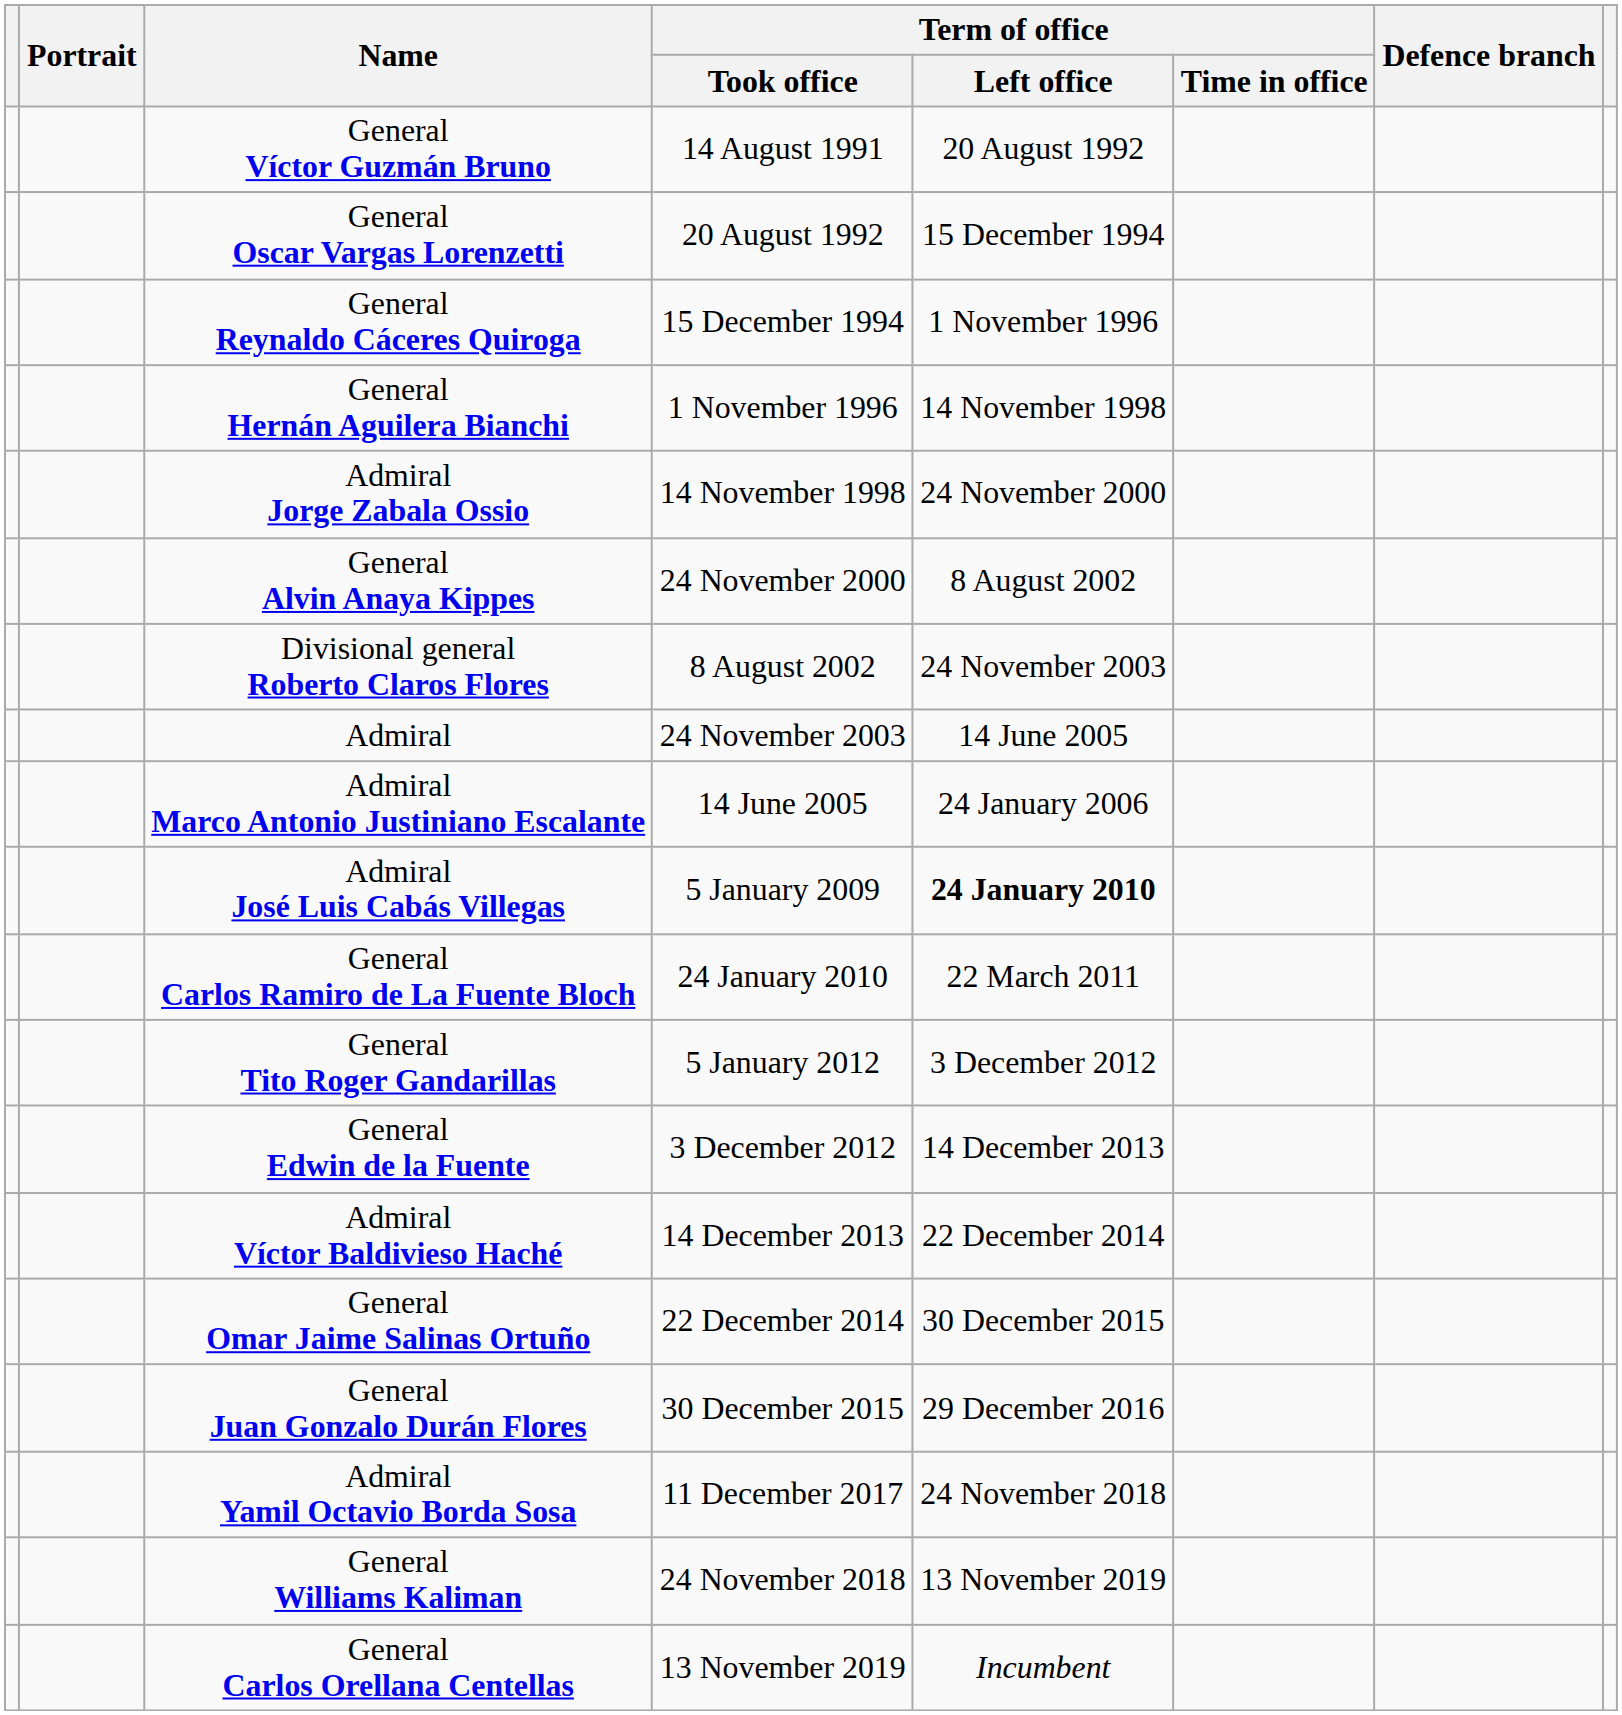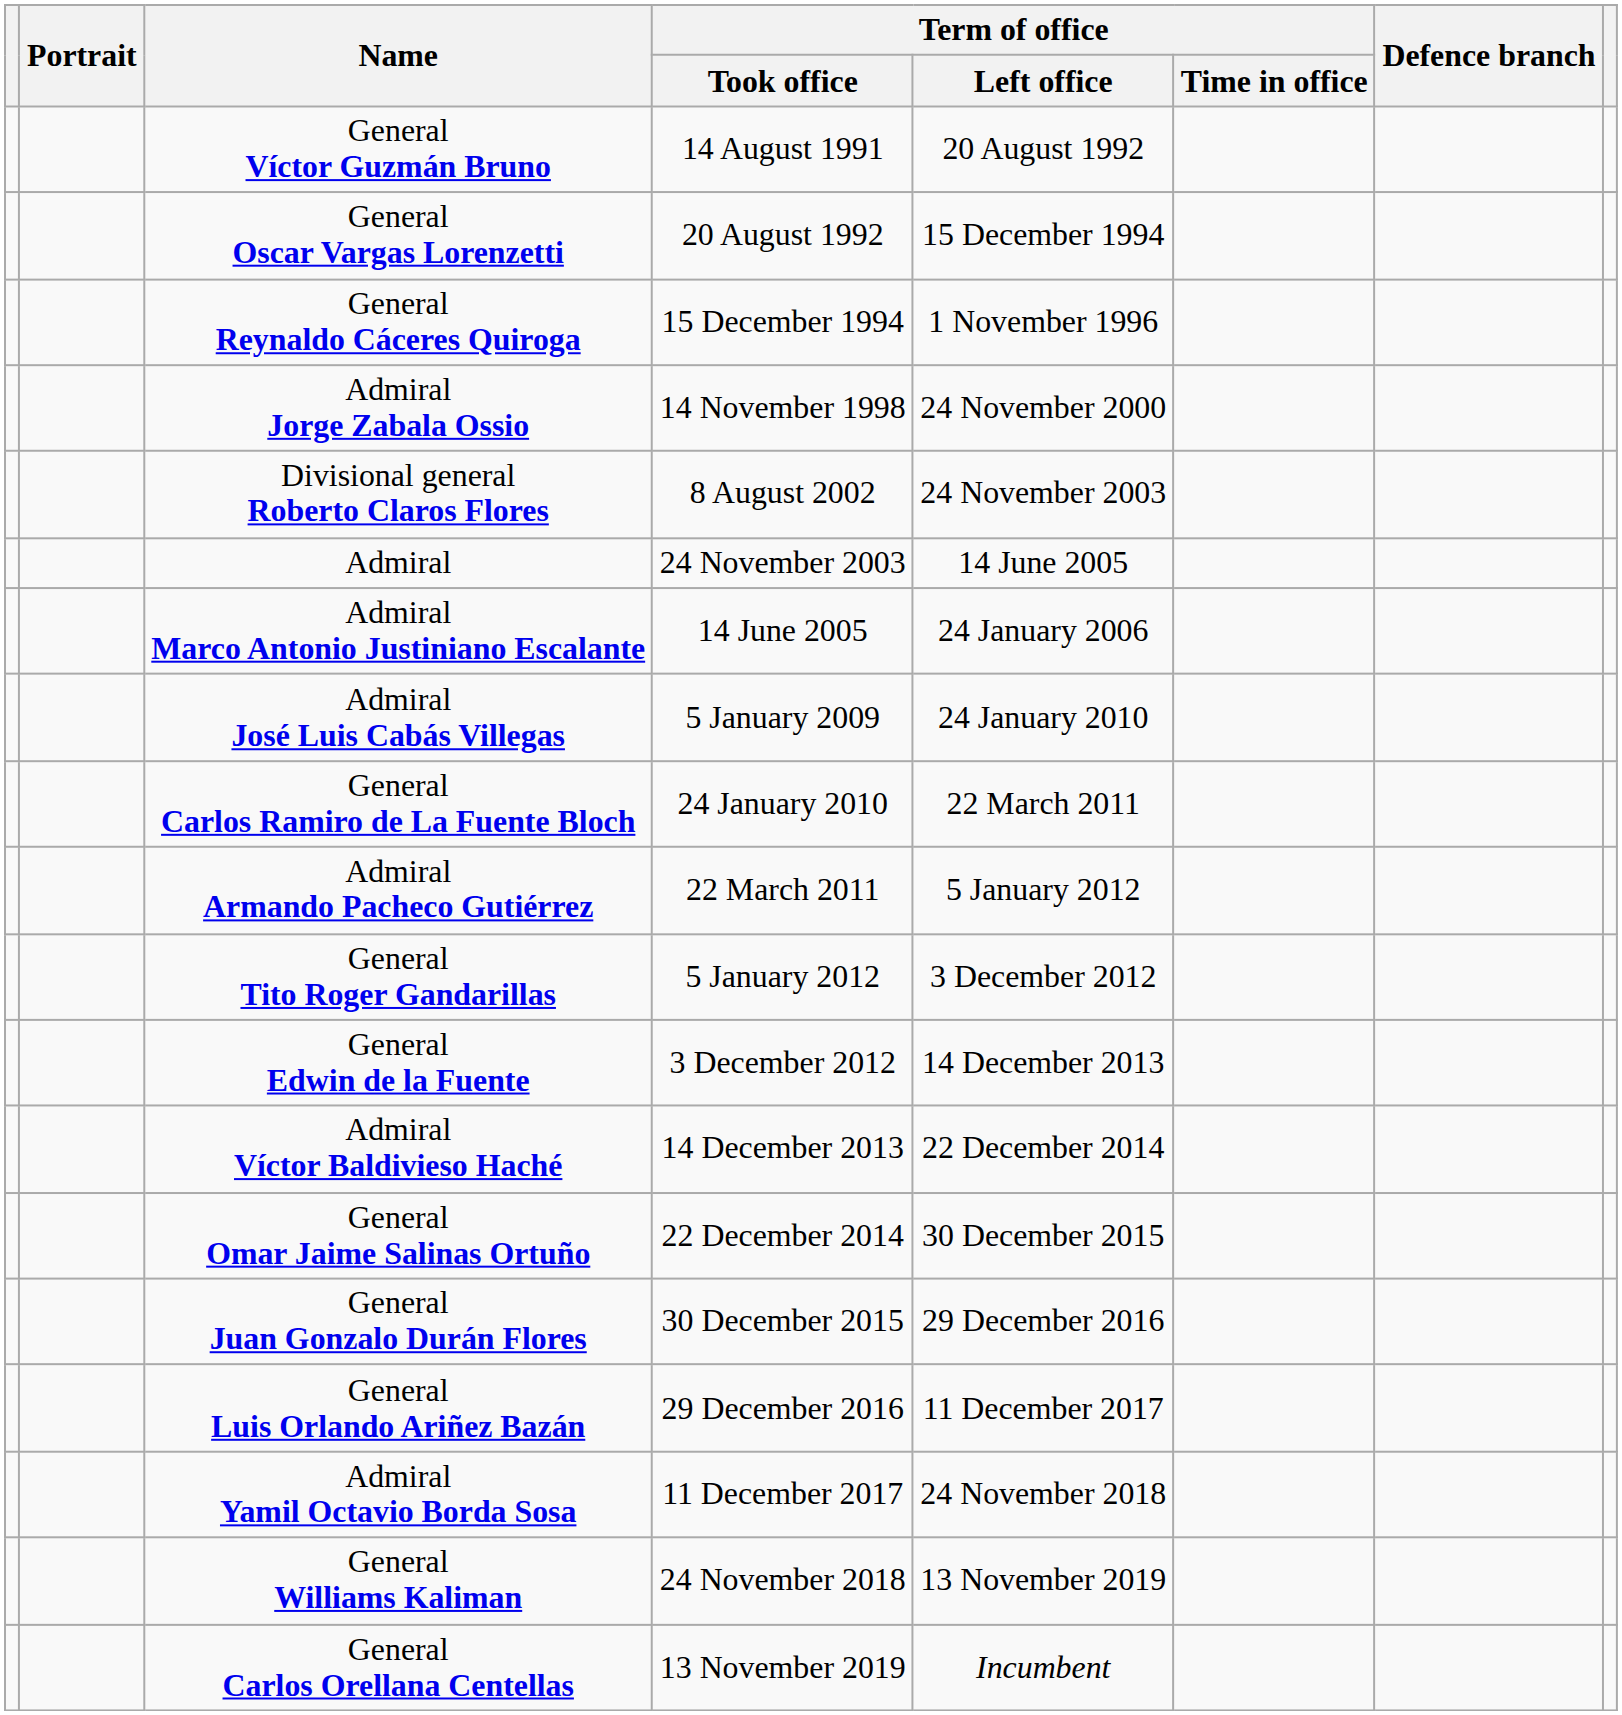- row: (398, 407)
- row: (398, 580)
(1043, 889) bold -> (1043, 717) normal
+ row: (398, 889)
+ row: (398, 1407)
